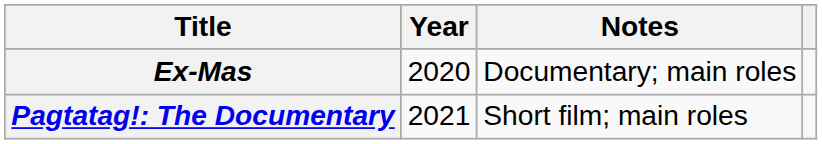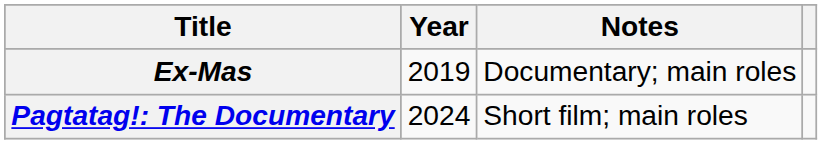(439, 71) 2020 -> (439, 71) 2019
(439, 116) 2021 -> (439, 116) 2024
